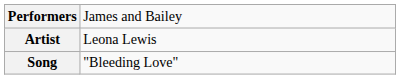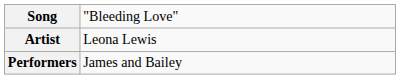rows swapped: (42, 63) <-> (42, 16)
